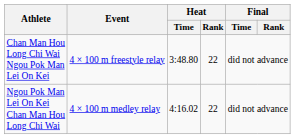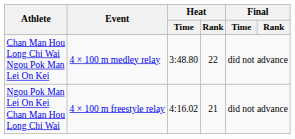(117, 60) 4 × 100 m freestyle relay -> (115, 60) 4 × 100 m medley relay
(115, 109) 4 × 100 m medley relay -> (117, 109) 4 × 100 m freestyle relay
(213, 109) 22 -> (213, 109) 21
